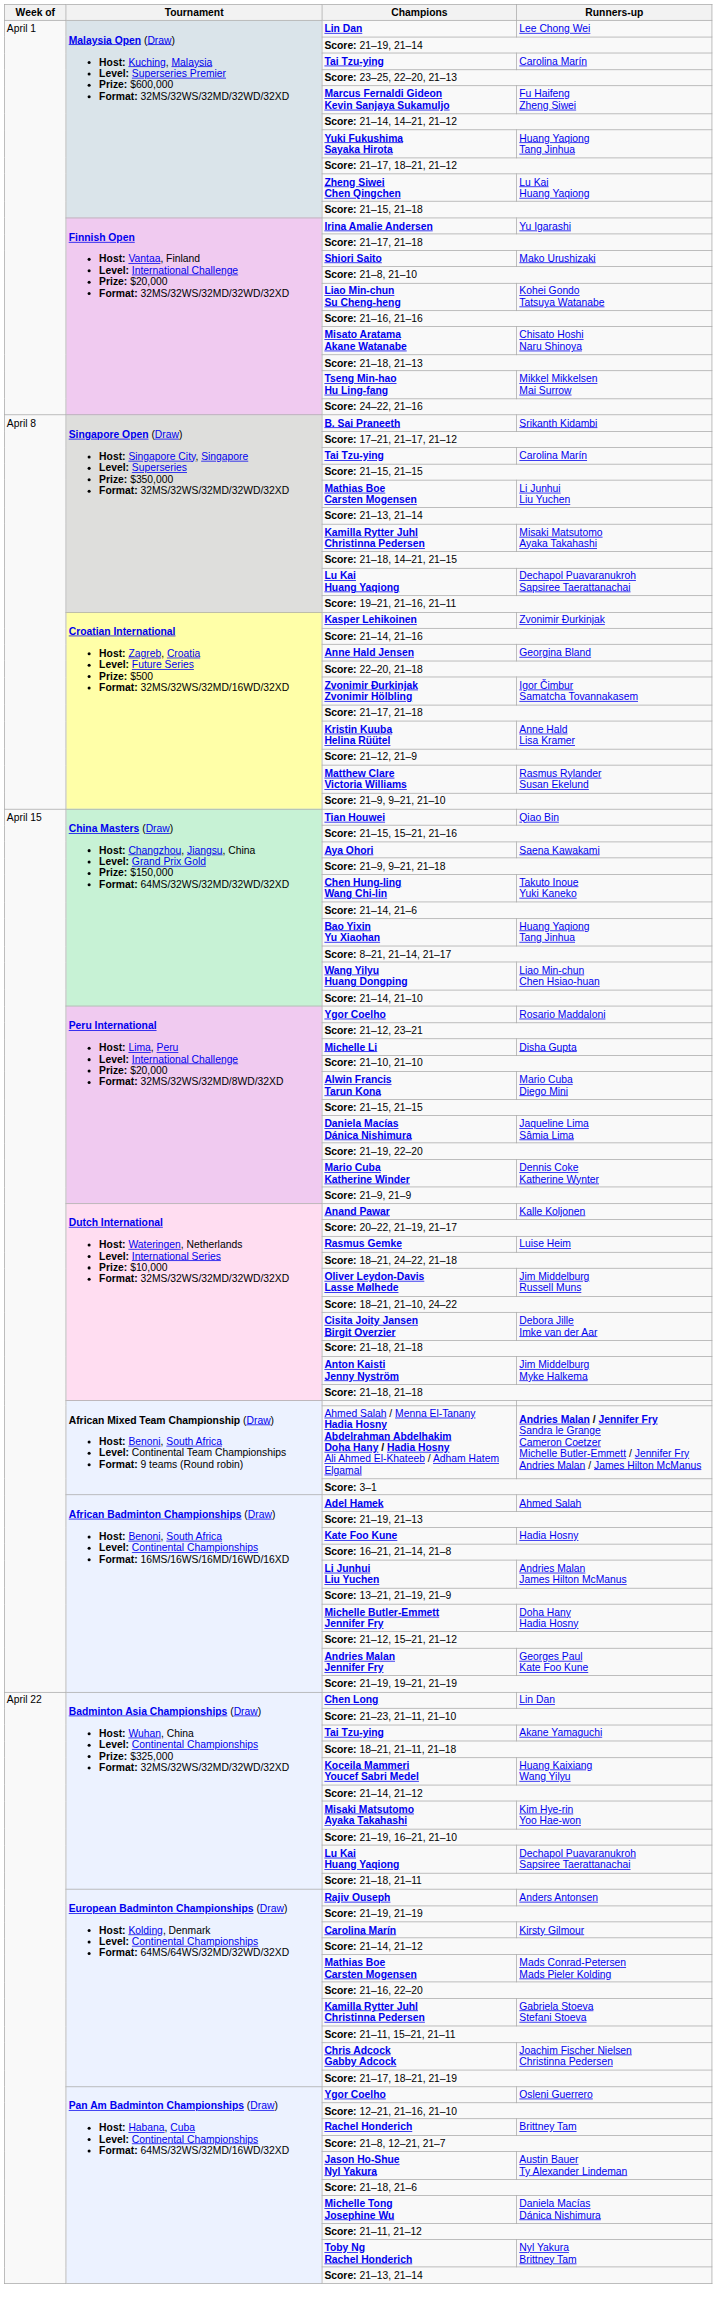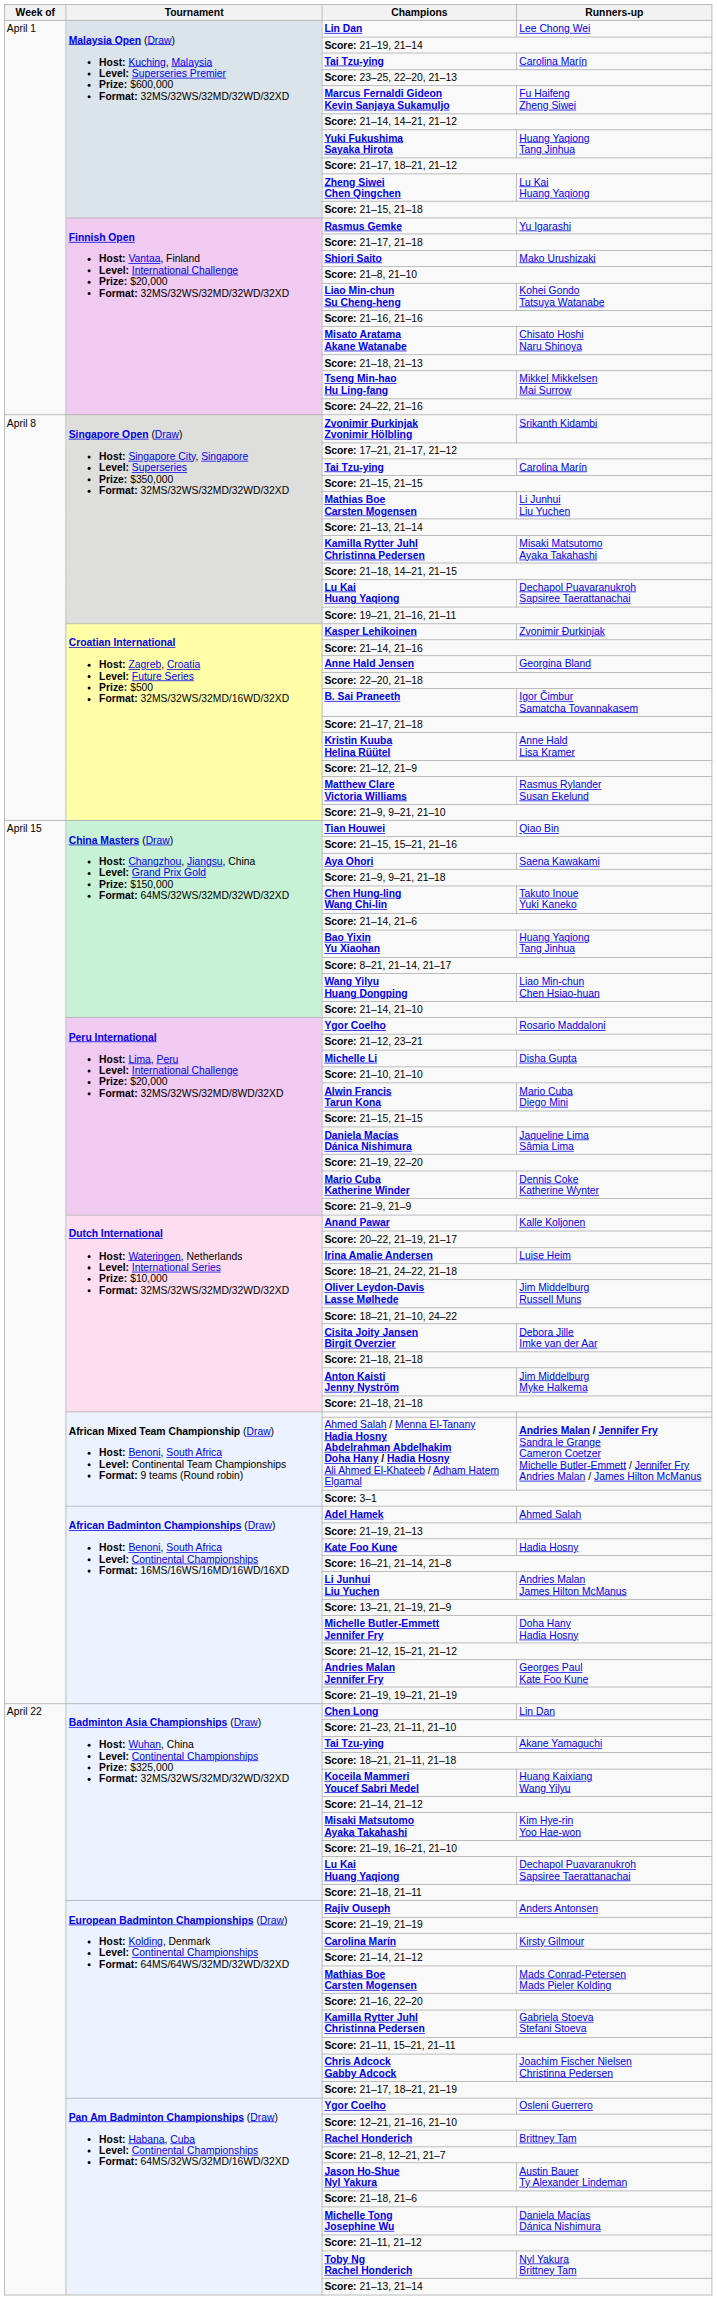(379, 226) Irina Amalie Andersen -> (363, 226) Rasmus Gemke
(362, 423) B. Sai Praneeth -> (371, 428) Zvonimir Đurkinjak Zvonimir Hölbling
(371, 691) Zvonimir Đurkinjak Zvonimir Hölbling -> (362, 696) B. Sai Praneeth
(363, 1244) Rasmus Gemke -> (379, 1255) Irina Amalie Andersen
